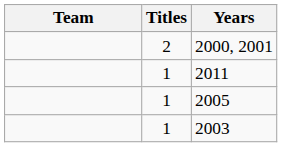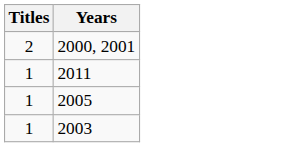- column: (73, 18)
